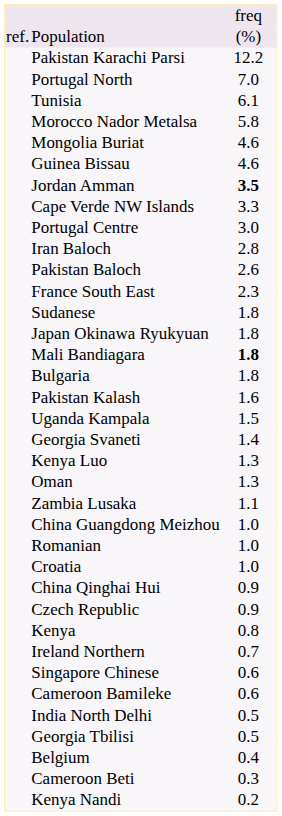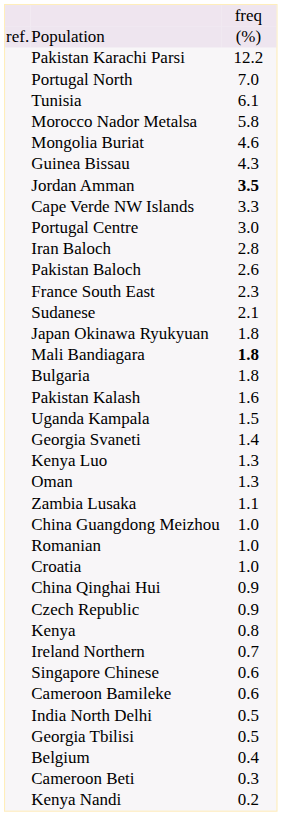(248, 164) 4.6 -> (248, 164) 4.3
(248, 312) 1.8 -> (248, 312) 2.1
